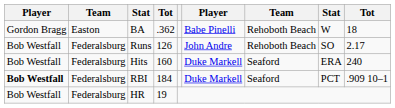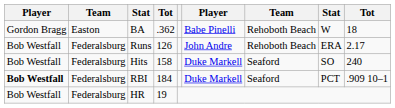(328, 45) SO -> (331, 45) ERA
(164, 62) 160 -> (164, 62) 158
(331, 62) ERA -> (328, 62) SO
